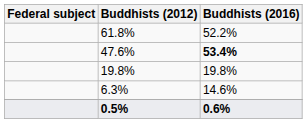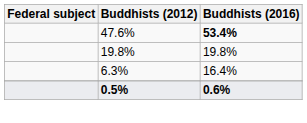- row: (118, 33)
(220, 90) 14.6% -> (220, 71) 16.4%
